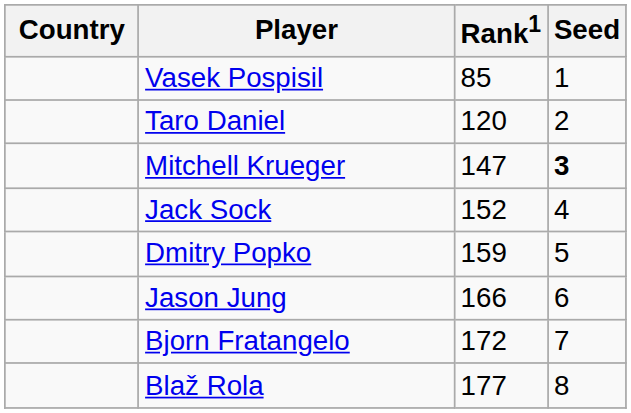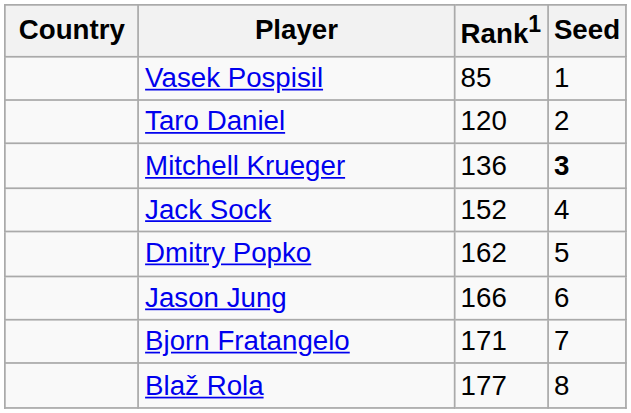(484, 165) 147 -> (484, 165) 136
(484, 253) 159 -> (484, 253) 162
(484, 341) 172 -> (484, 341) 171
